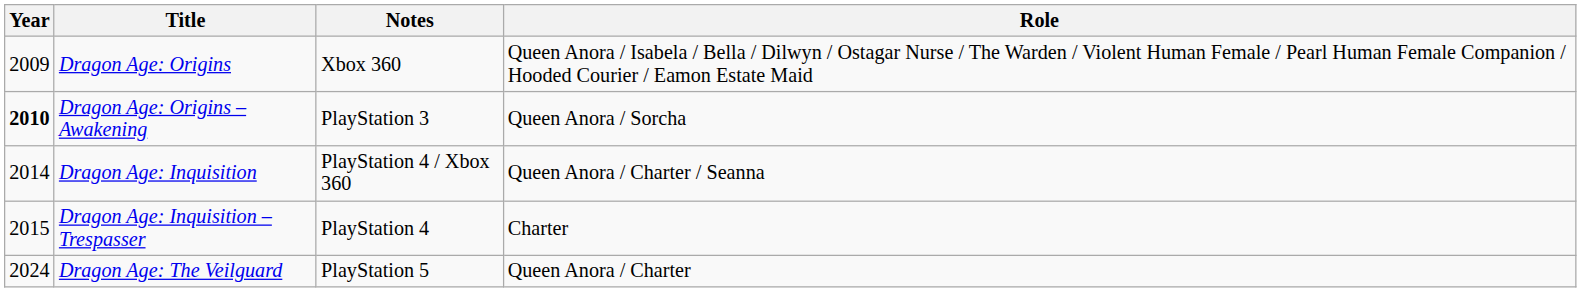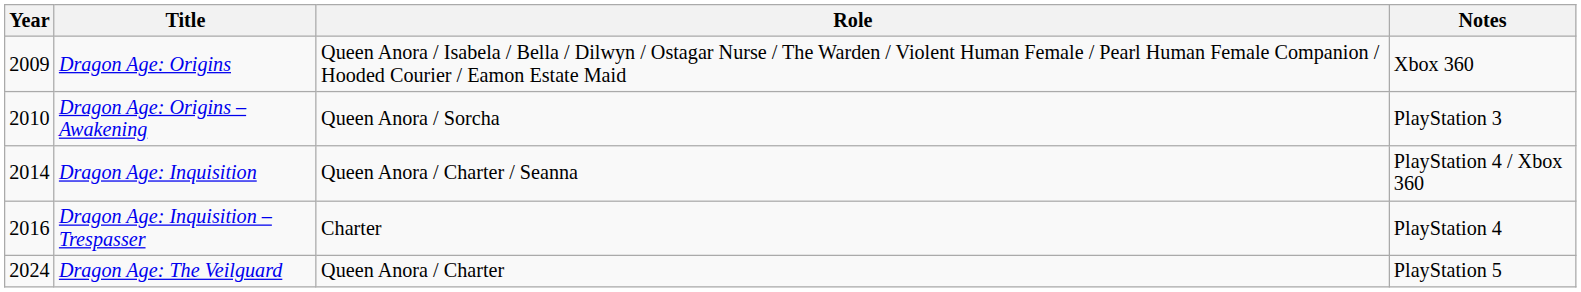columns swapped: (1039, 20) <-> (410, 20)
(29, 118) bold -> (29, 118) normal
(29, 227) 2015 -> (29, 227) 2016
